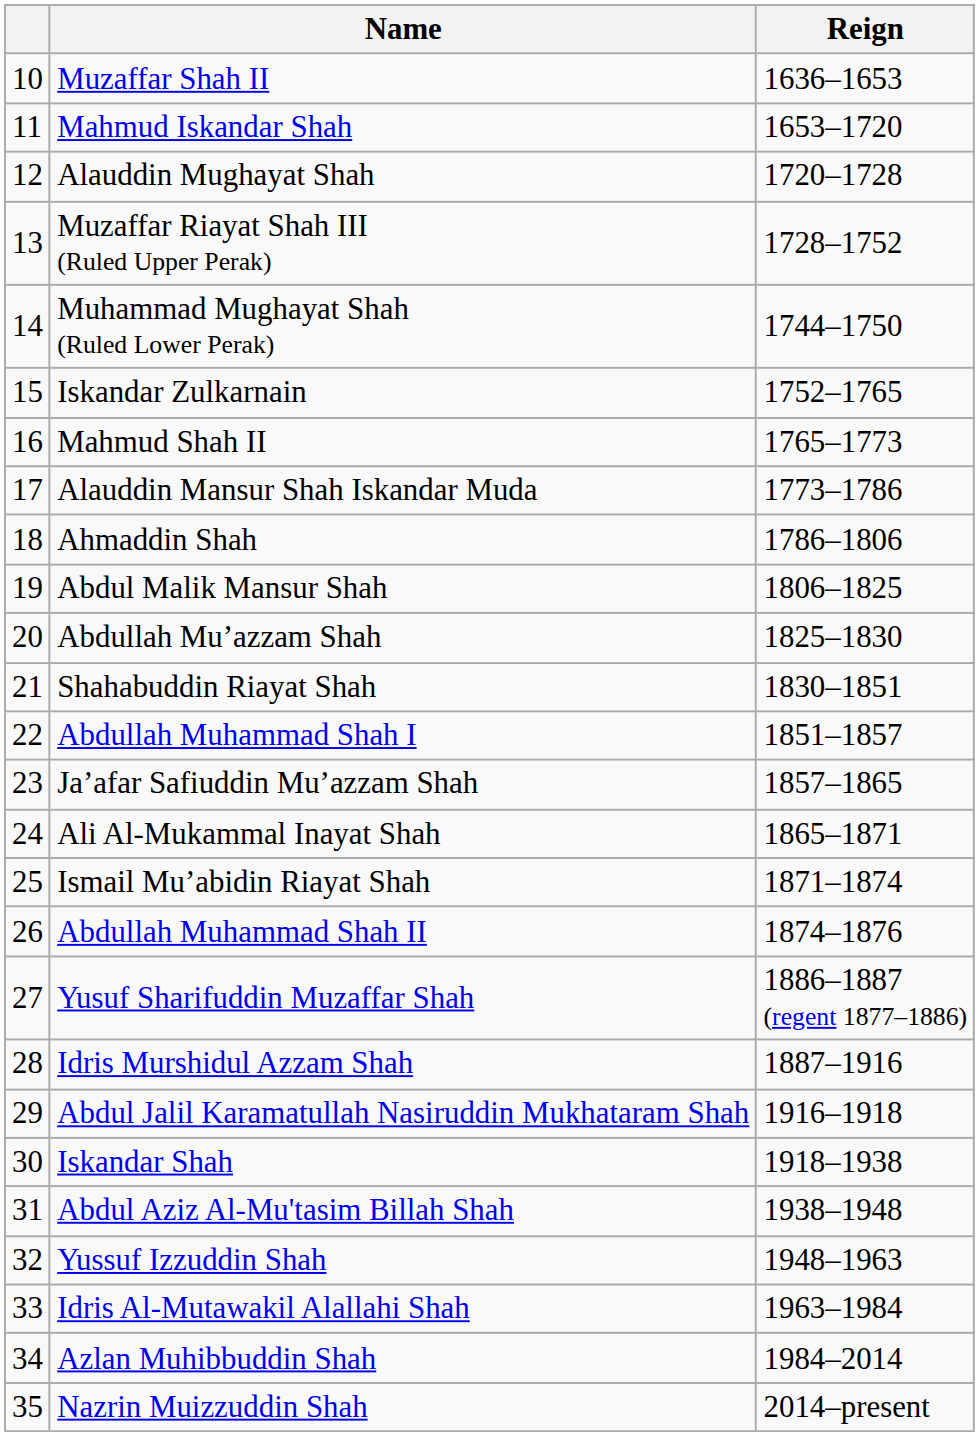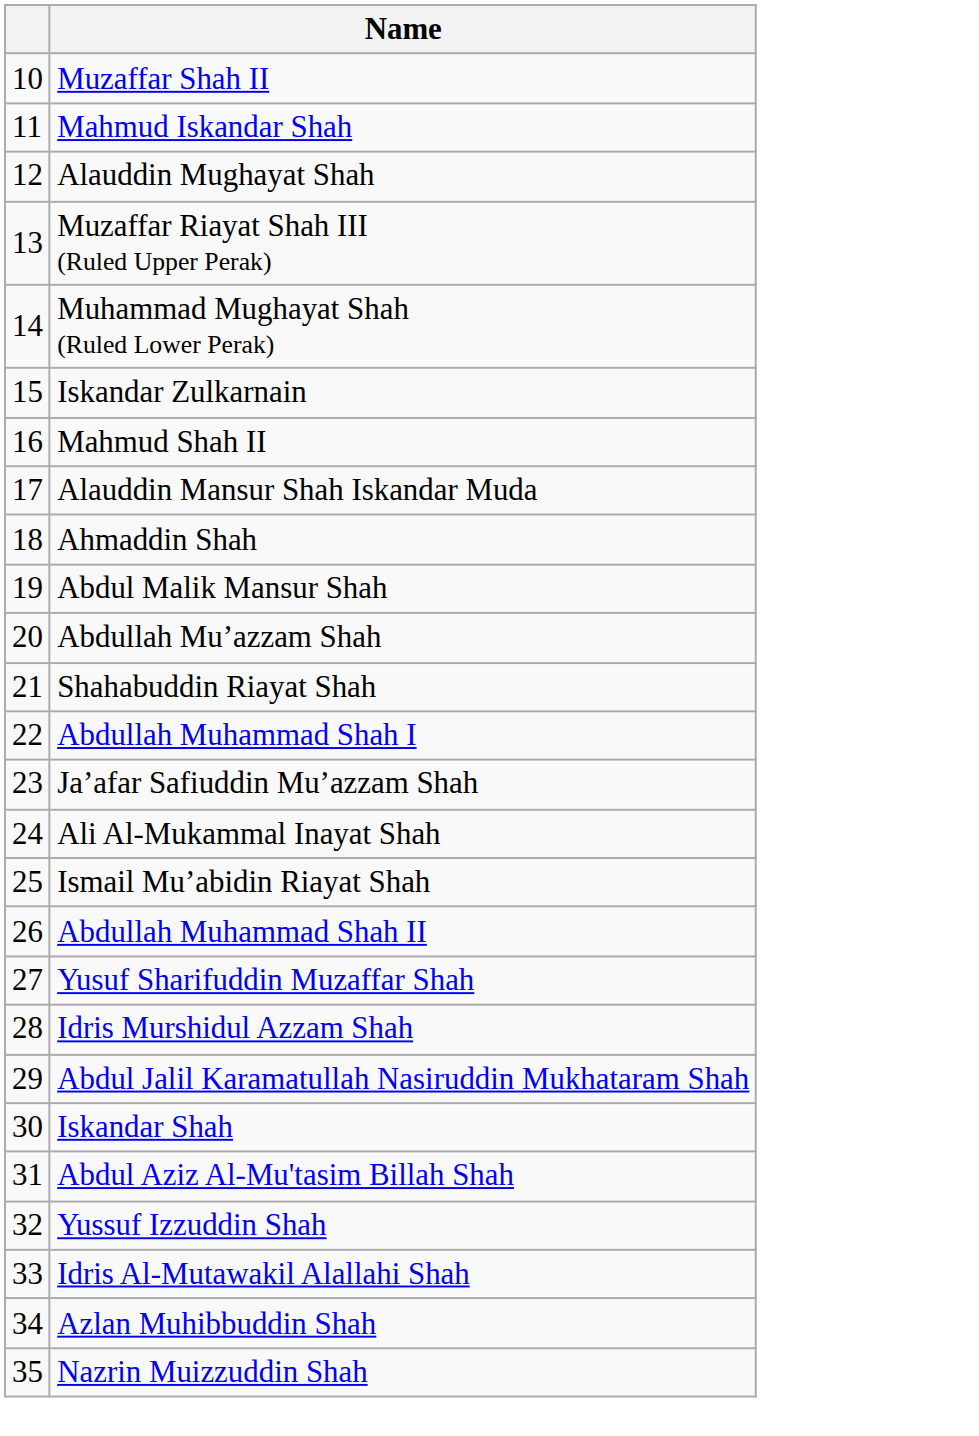- column: (865, 28)
